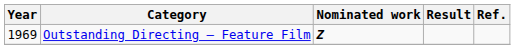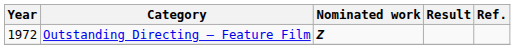(22, 35) 1969 -> (22, 35) 1972
